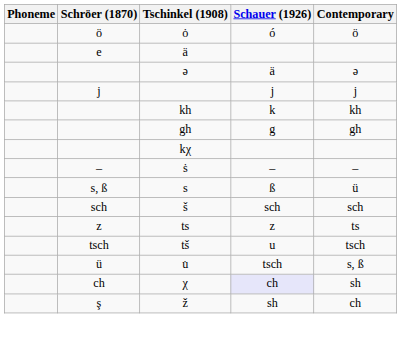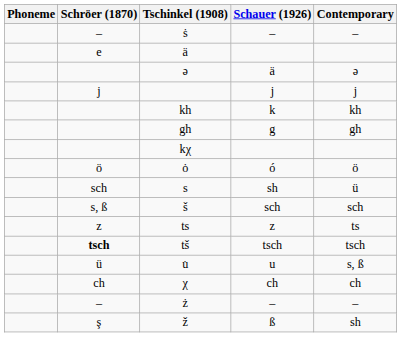rows swapped: (185, 168) <-> (185, 33)
(99, 187) s, ß -> (99, 187) sch
(272, 187) ß -> (272, 187) sh
(99, 206) sch -> (99, 206) s, ß
(99, 245) normal -> (99, 245) bold
(272, 245) u -> (272, 245) tsch
(272, 264) tsch -> (272, 264) u
(272, 284) lavender background -> (272, 284) no background
(355, 284) sh -> (355, 284) ch
+ row: (185, 303)
(272, 303) sh -> (272, 322) ß
(355, 303) ch -> (355, 322) sh
